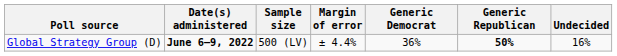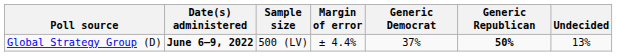(411, 42) 36% -> (411, 42) 37%
(581, 42) 16% -> (581, 42) 13%
